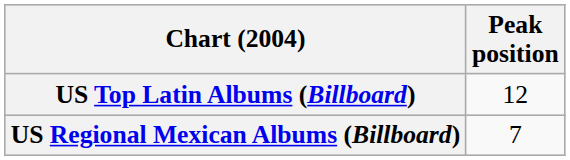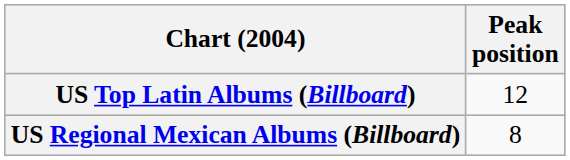(515, 134) 7 -> (515, 134) 8
